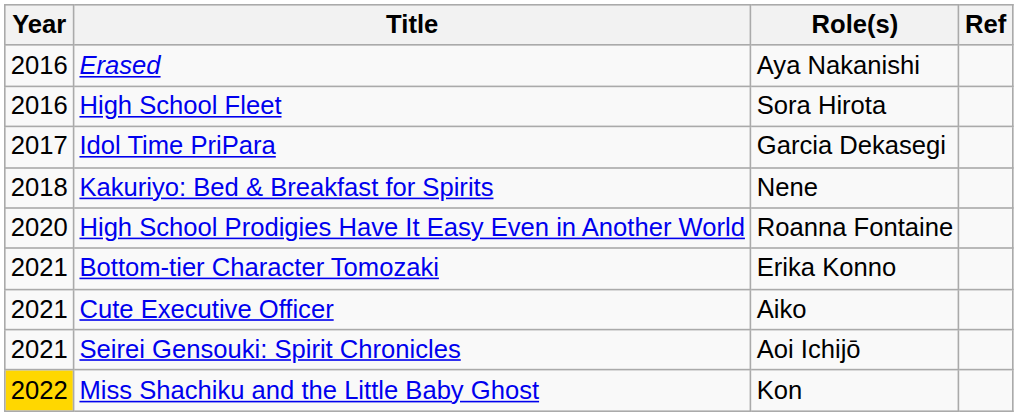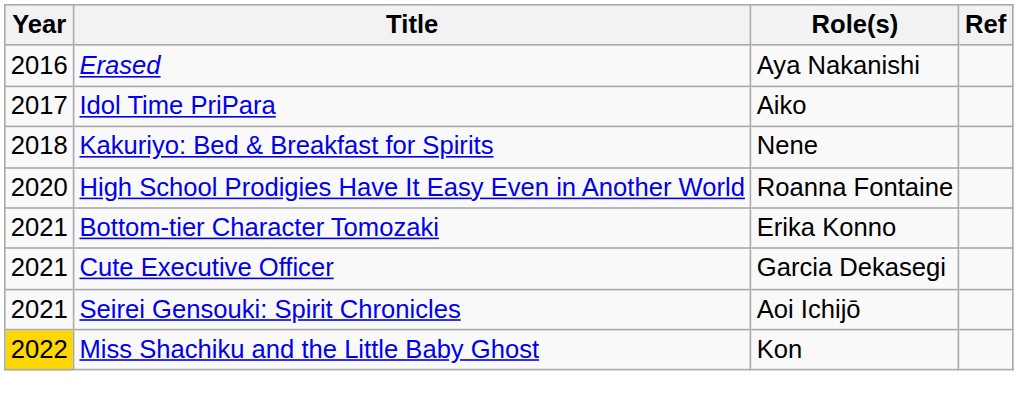- row: (180, 106)
(851, 146) Garcia Dekasegi -> (782, 106) Aiko
(782, 308) Aiko -> (851, 268) Garcia Dekasegi
